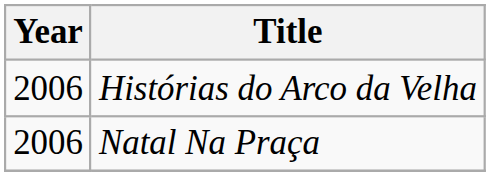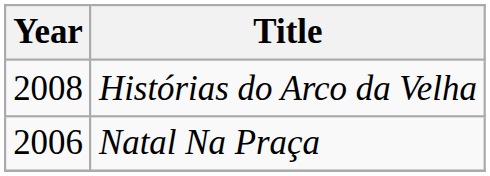(48, 87) 2006 -> (48, 87) 2008
